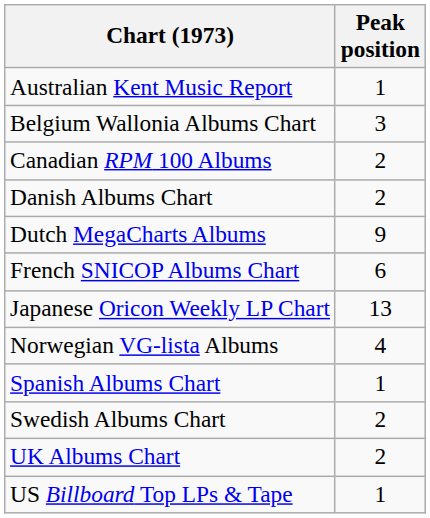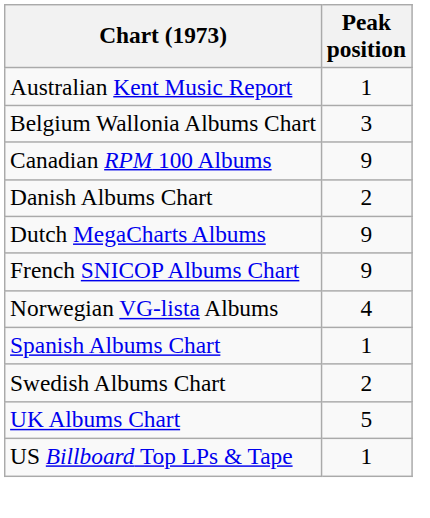(380, 160) 2 -> (366, 160) 9
(380, 271) 6 -> (366, 271) 9
- row: (170, 308)
(380, 456) 2 -> (366, 419) 5
